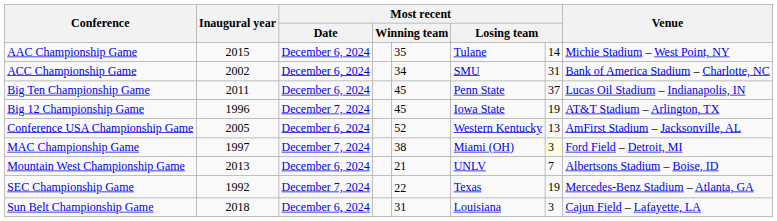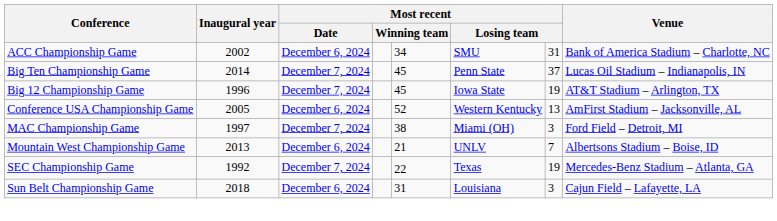- row: (72, 52)
(237, 90) 2011 -> (237, 71) 2014
(326, 90) December 6, 2024 -> (326, 71) December 7, 2024
(551, 147) lightyellow background -> (551, 128) no background
